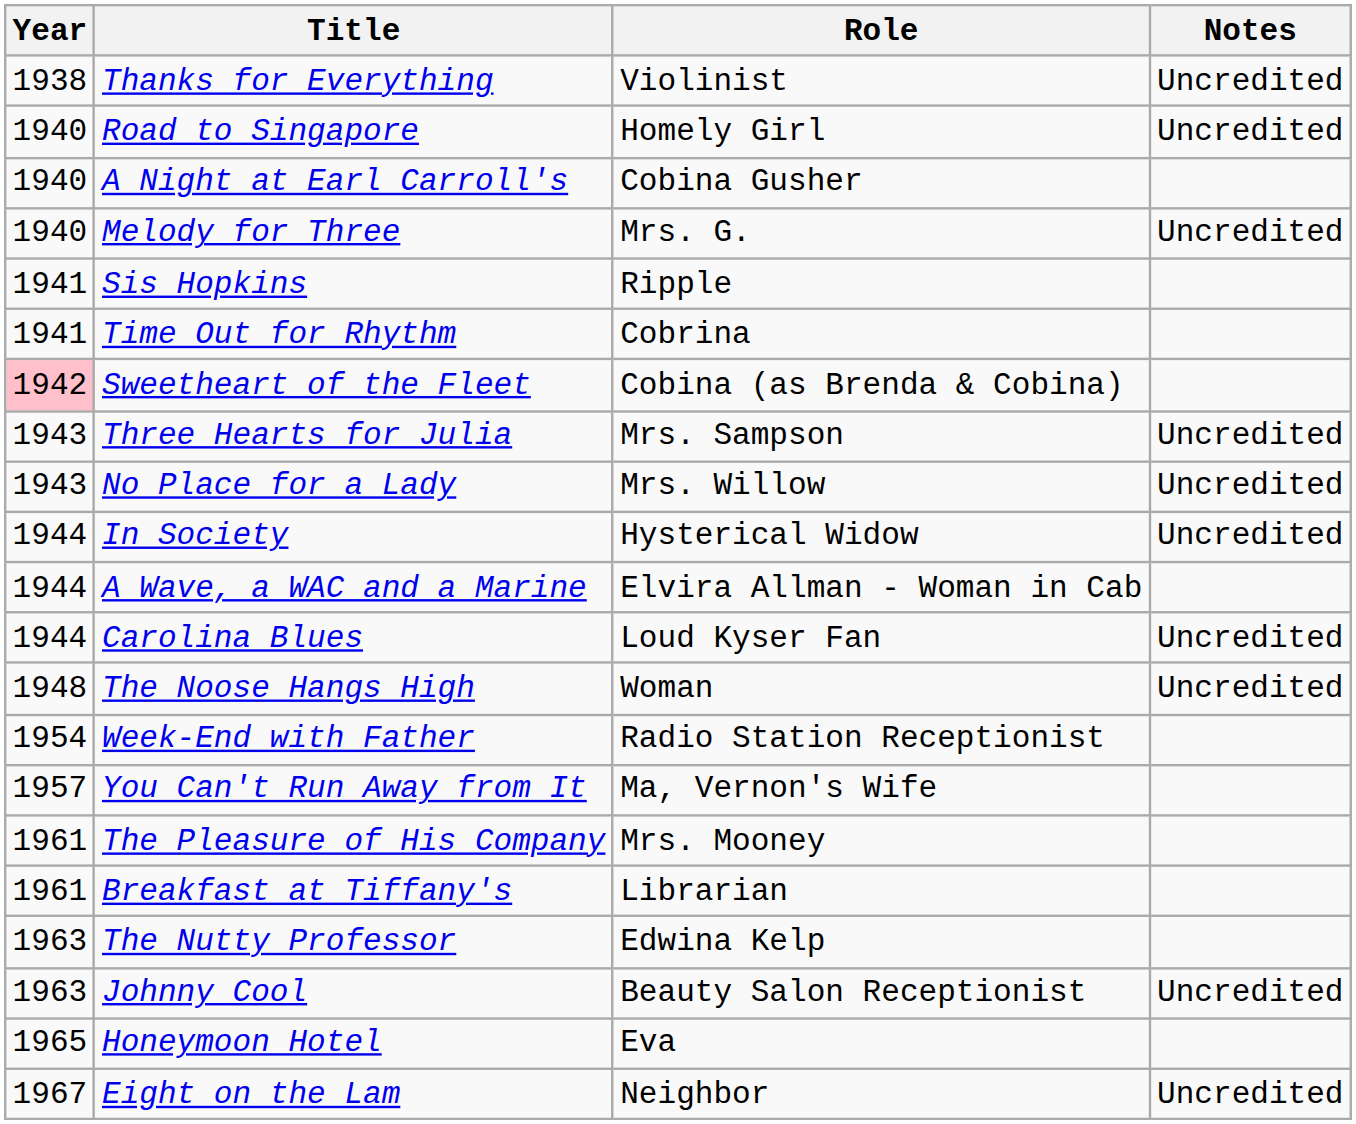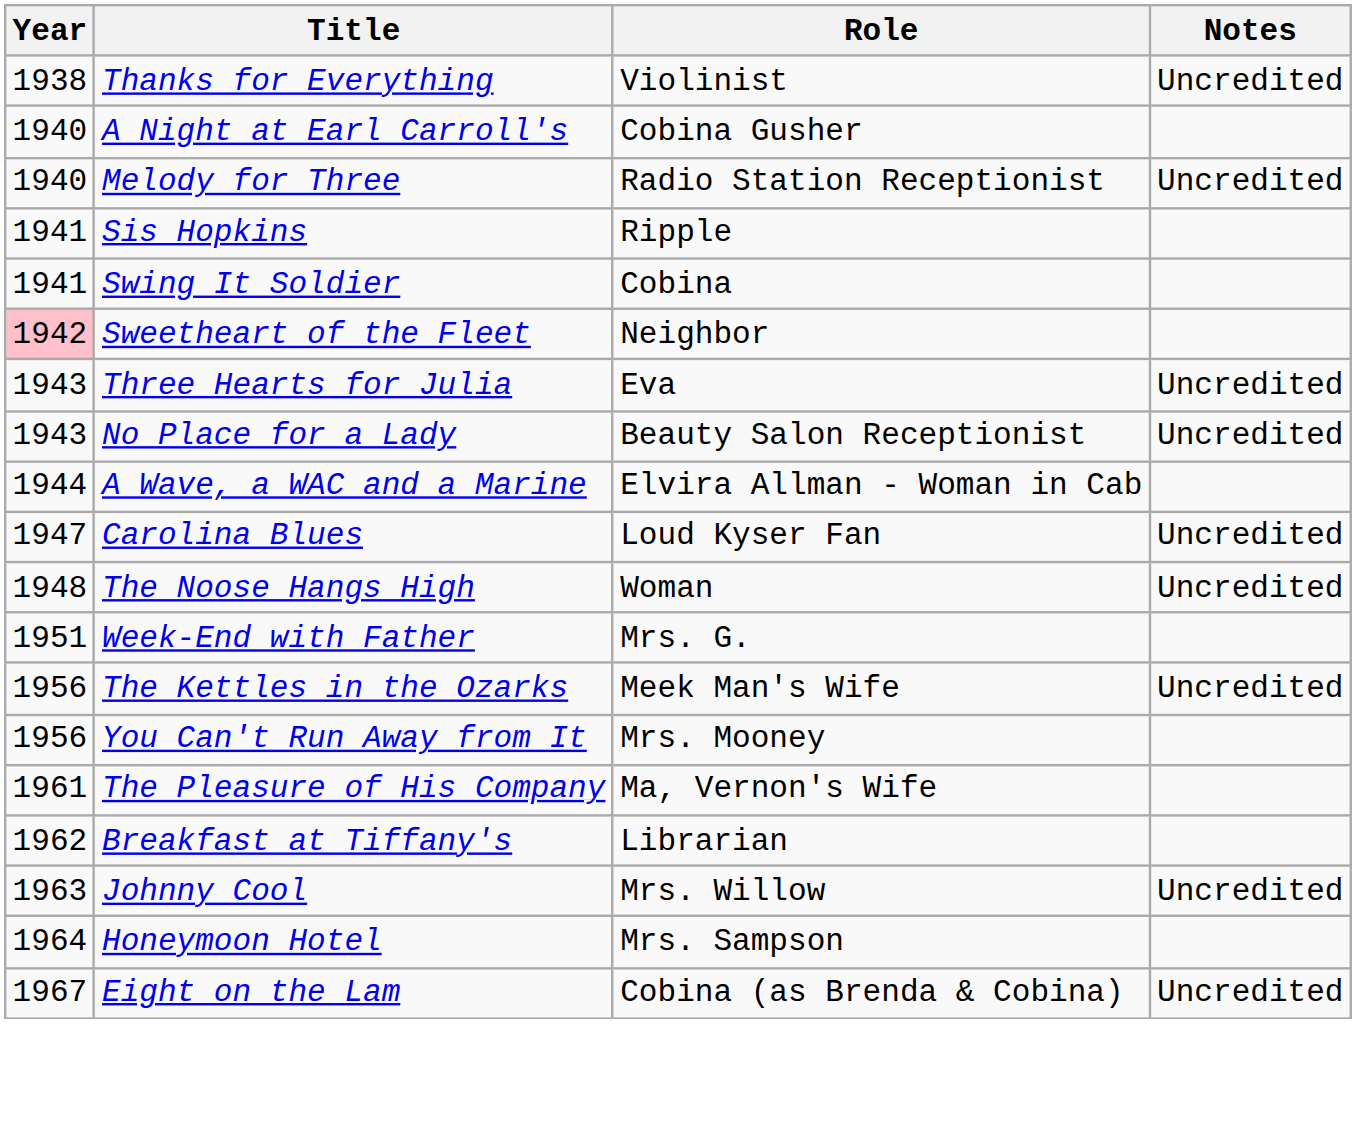- row: (260, 132)
(685, 233) Mrs. G. -> (863, 182) Radio Station Receptionist
- row: (279, 334)
+ row: (251, 284)
(872, 385) Cobina (as Brenda & Cobina) -> (695, 334) Neighbor
(732, 436) Mrs. Sampson -> (648, 385) Eva
(723, 486) Mrs. Willow -> (853, 436) Beauty Salon Receptionist
- row: (195, 537)
(50, 638) 1944 -> (50, 537) 1947
(50, 739) 1954 -> (50, 638) 1951
(863, 739) Radio Station Receptionist -> (685, 638) Mrs. G.
+ row: (335, 689)
(50, 790) 1957 -> (50, 739) 1956
(779, 790) Ma, Vernon's Wife -> (723, 739) Mrs. Mooney
(723, 841) Mrs. Mooney -> (779, 790) Ma, Vernon's Wife
(50, 891) 1961 -> (50, 841) 1962
- row: (279, 942)
(853, 993) Beauty Salon Receptionist -> (723, 891) Mrs. Willow
(50, 1043) 1965 -> (50, 942) 1964
(648, 1043) Eva -> (732, 942) Mrs. Sampson
(695, 1094) Neighbor -> (872, 993) Cobina (as Brenda & Cobina)
